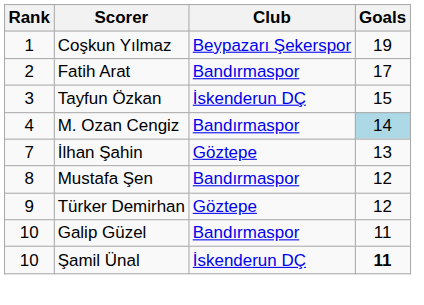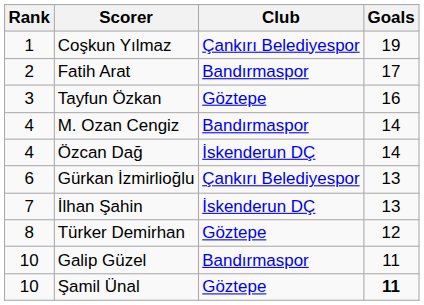(272, 44) Beypazarı Şekerspor -> (281, 44) Çankırı Belediyespor
(249, 98) İskenderun DÇ -> (234, 98) Göztepe
(383, 98) 15 -> (391, 98) 16
(383, 125) lightblue background -> (391, 125) no background
+ row: (100, 152)
+ row: (126, 179)
(225, 152) Göztepe -> (259, 206) İskenderun DÇ
- row: (105, 179)
(29, 206) 9 -> (29, 233) 8
(249, 260) İskenderun DÇ -> (234, 286) Göztepe
